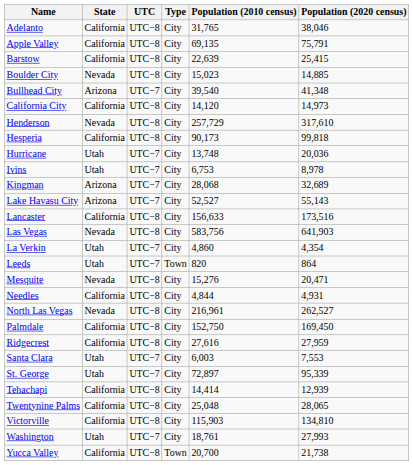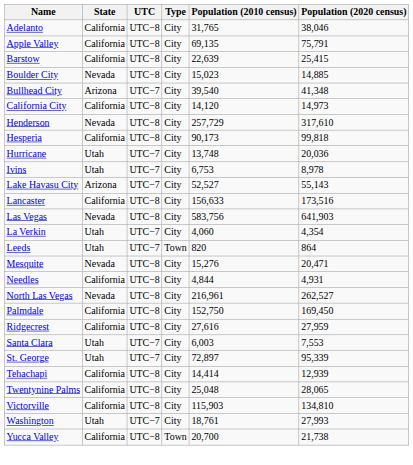- row: (25, 185)
(203, 248) 4,860 -> (203, 232) 4,060
